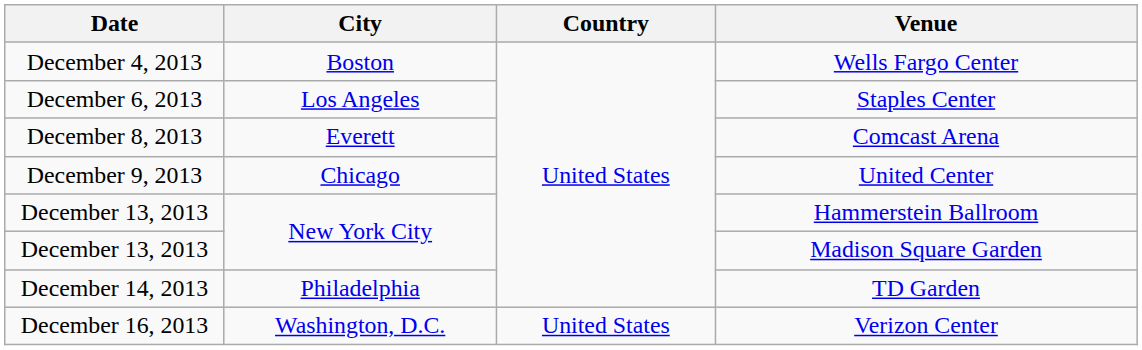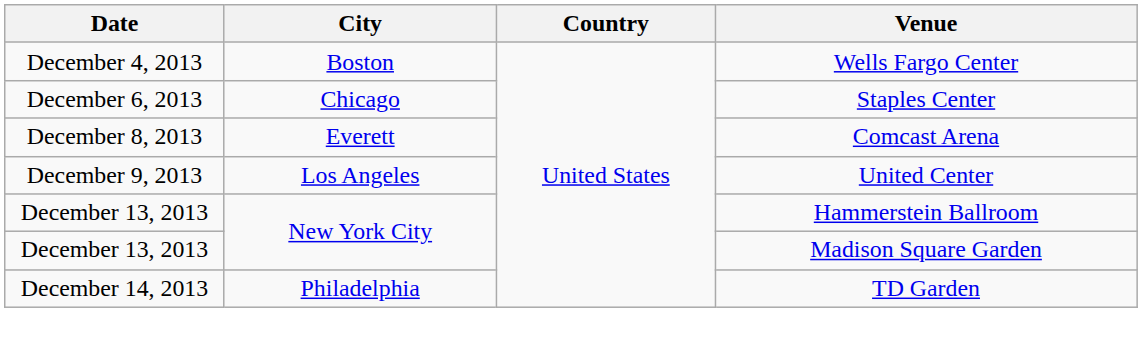(360, 99) Los Angeles -> (360, 99) Chicago
(360, 174) Chicago -> (360, 174) Los Angeles
- row: (926, 325)
